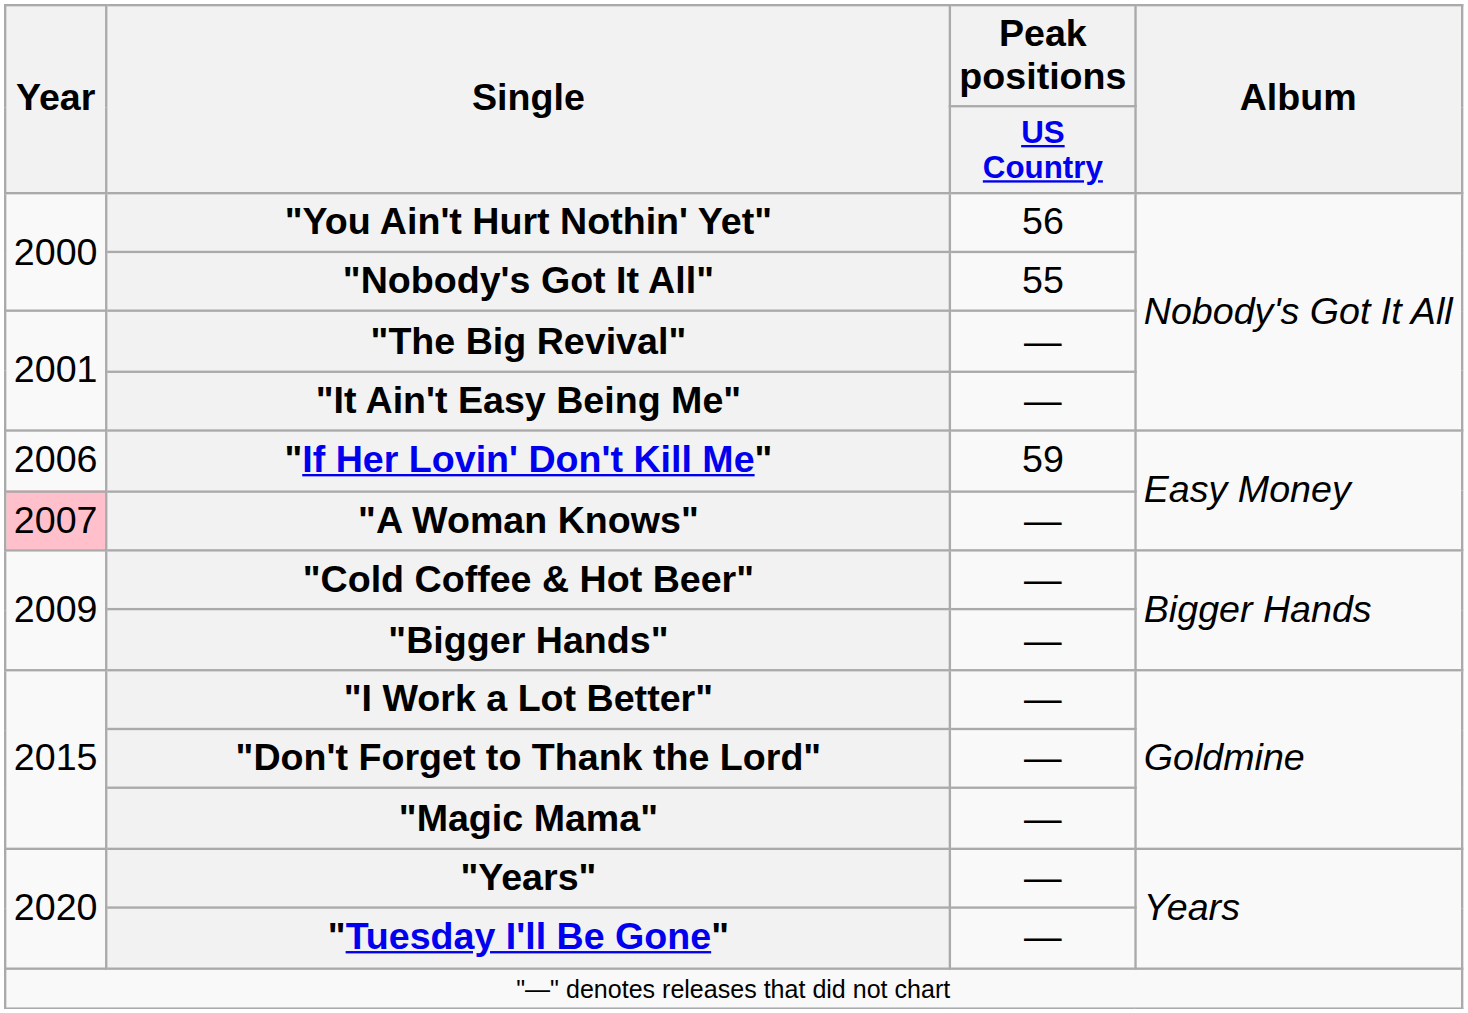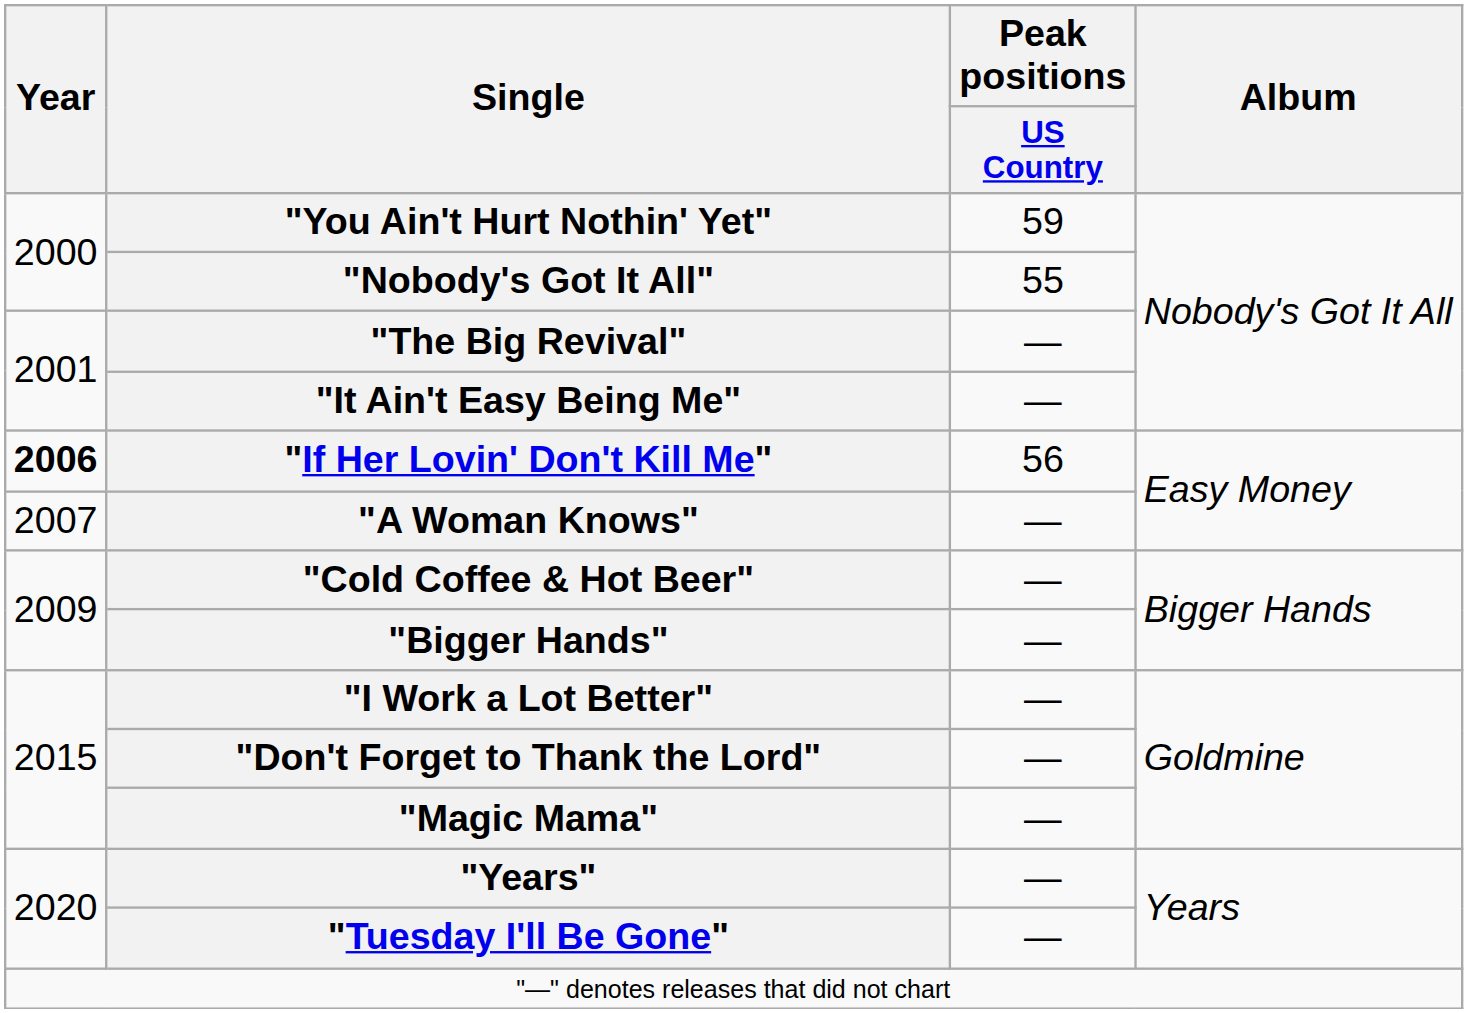(1043, 221) 56 -> (1043, 221) 59
(56, 460) normal -> (56, 460) bold
(1043, 460) 59 -> (1043, 460) 56
(56, 519) pink background -> (56, 519) no background
